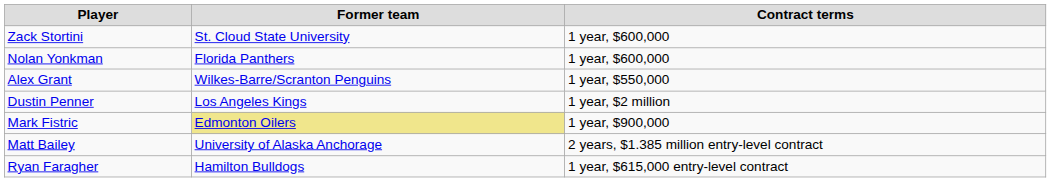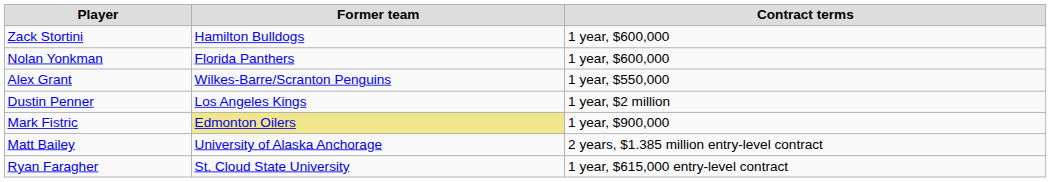(272, 36) St. Cloud State University -> (249, 36) Hamilton Bulldogs
(249, 166) Hamilton Bulldogs -> (272, 166) St. Cloud State University
